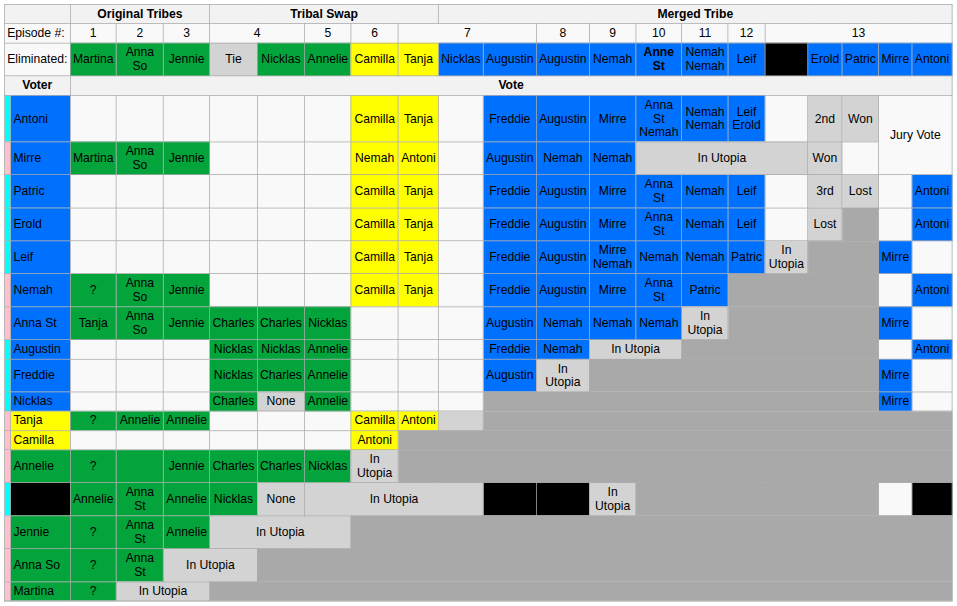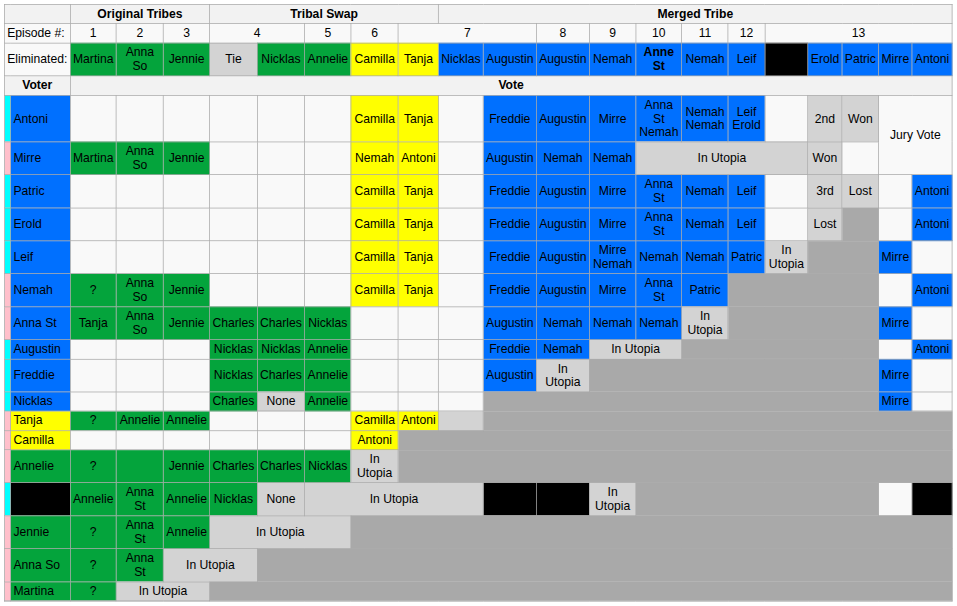(705, 59) Nemah Nemah -> (705, 59) Nemah
